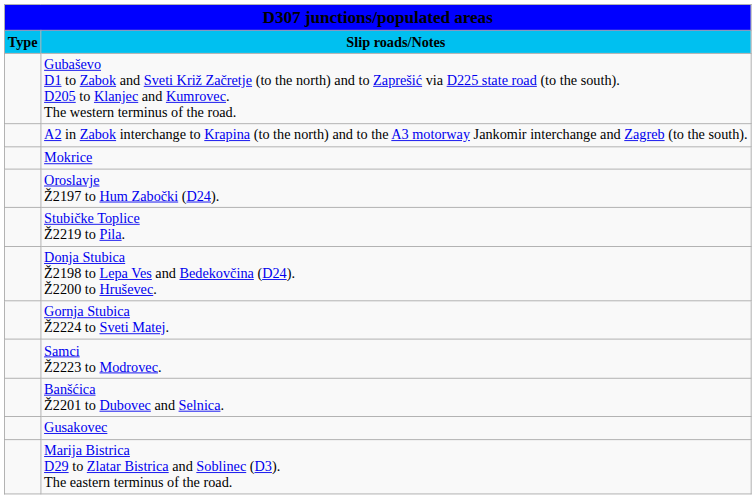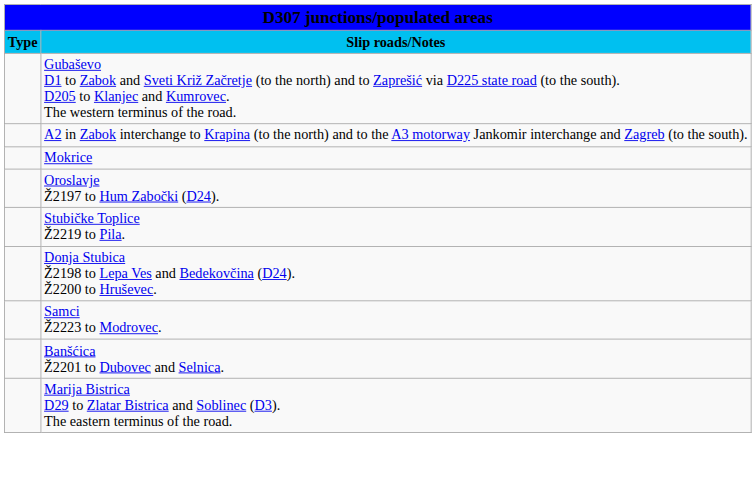- row: (107, 320)
- row: (76, 427)
